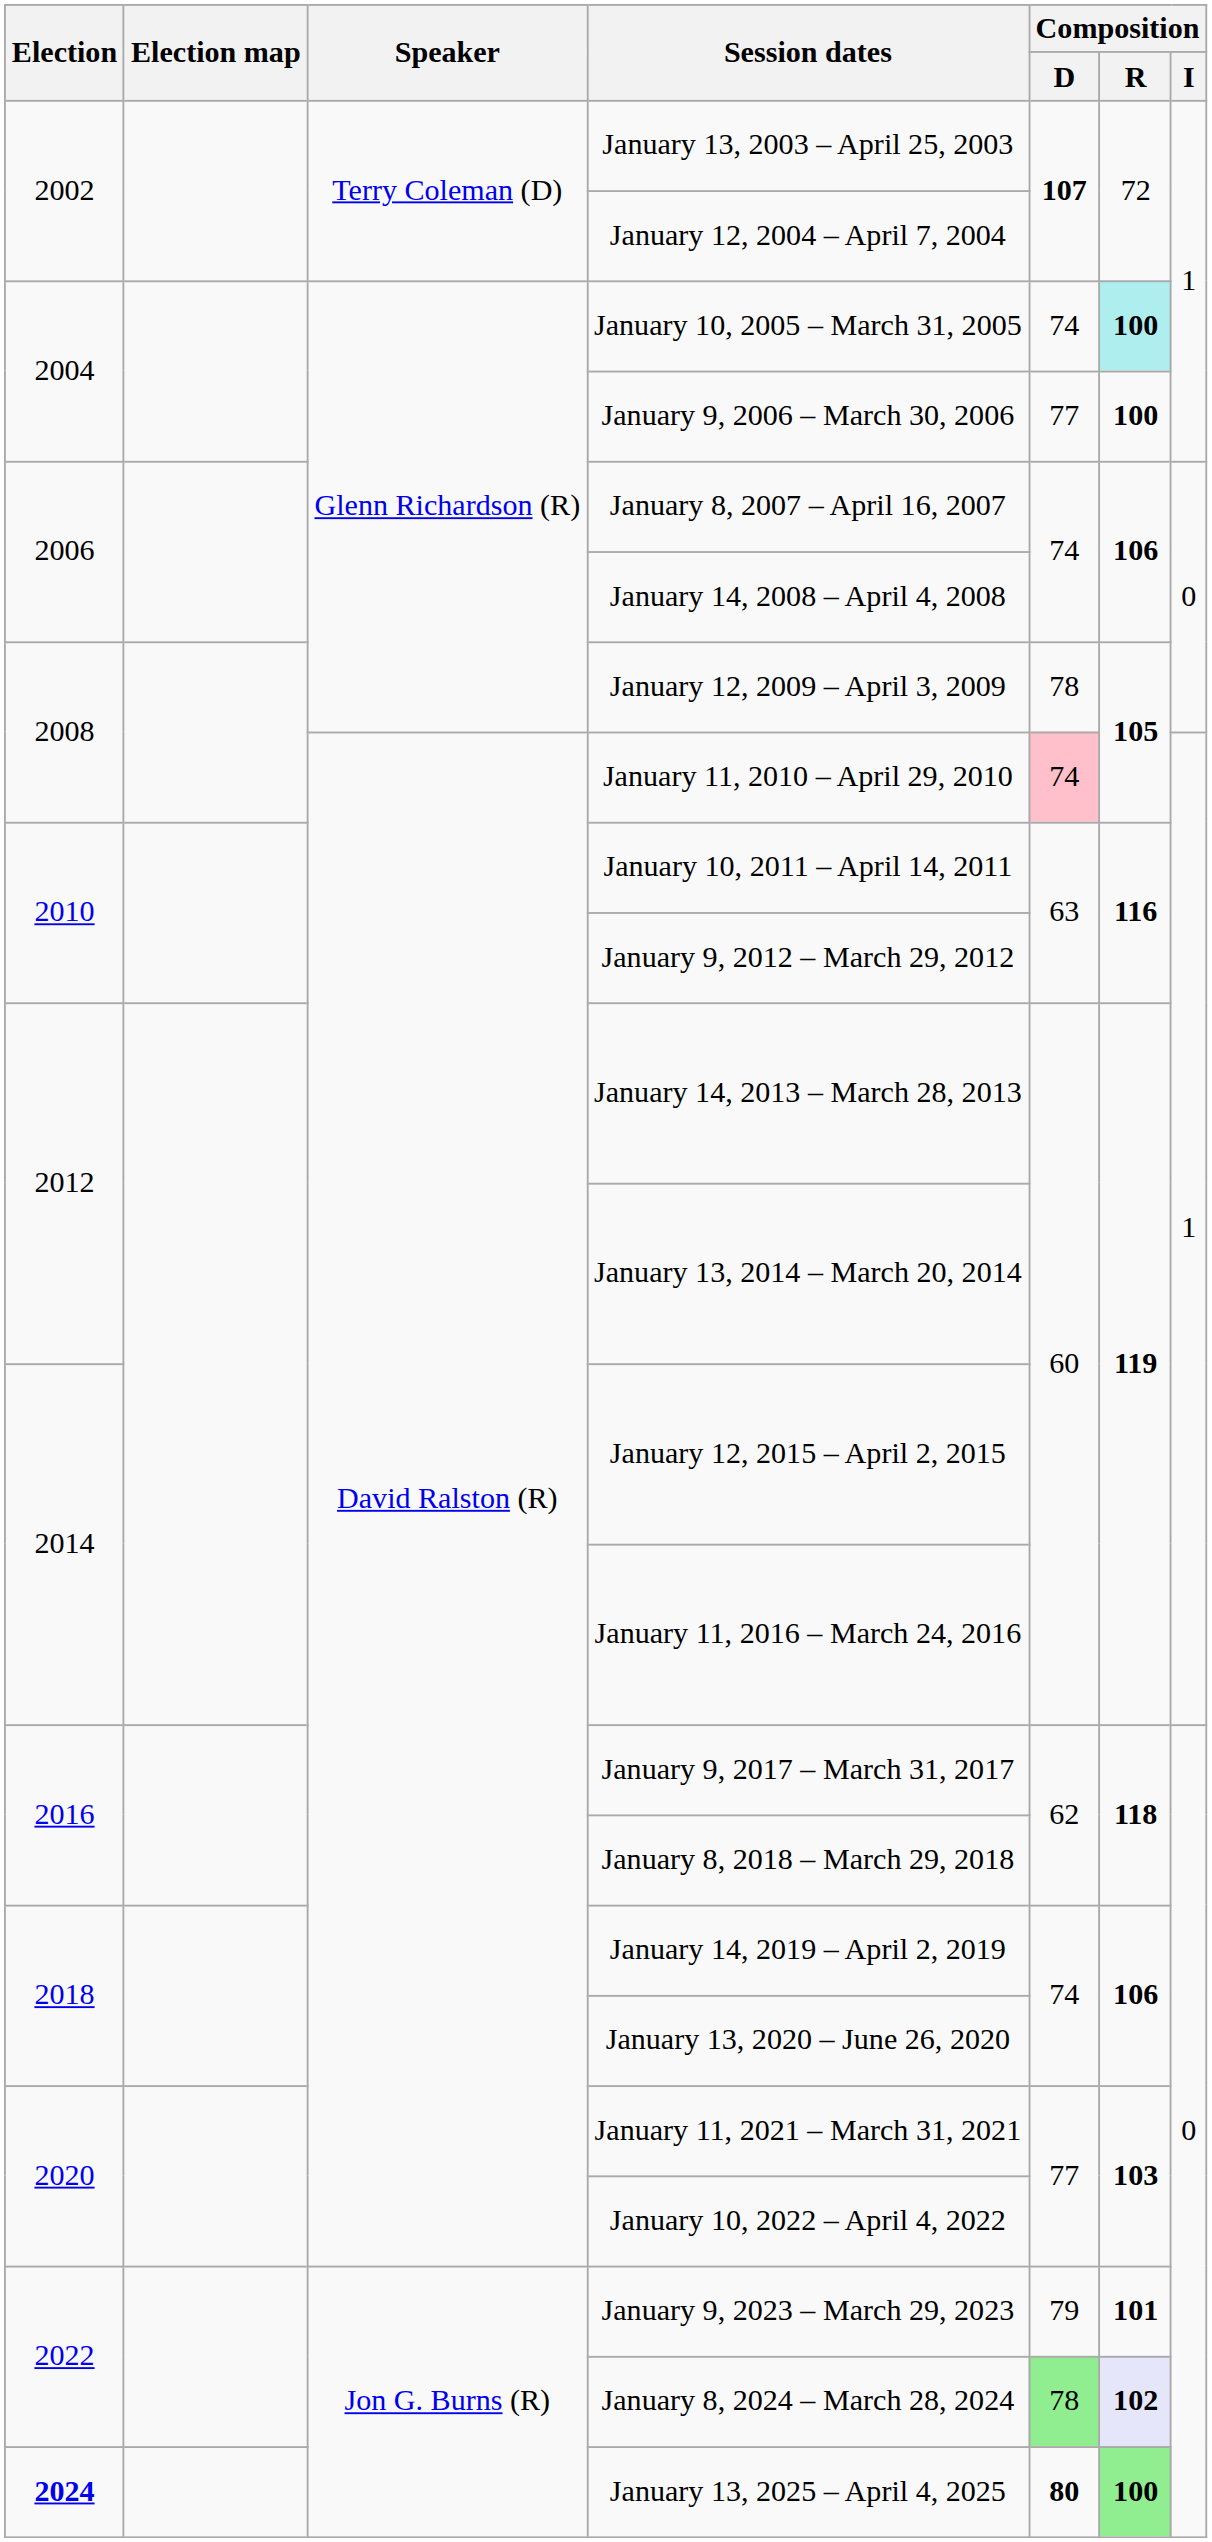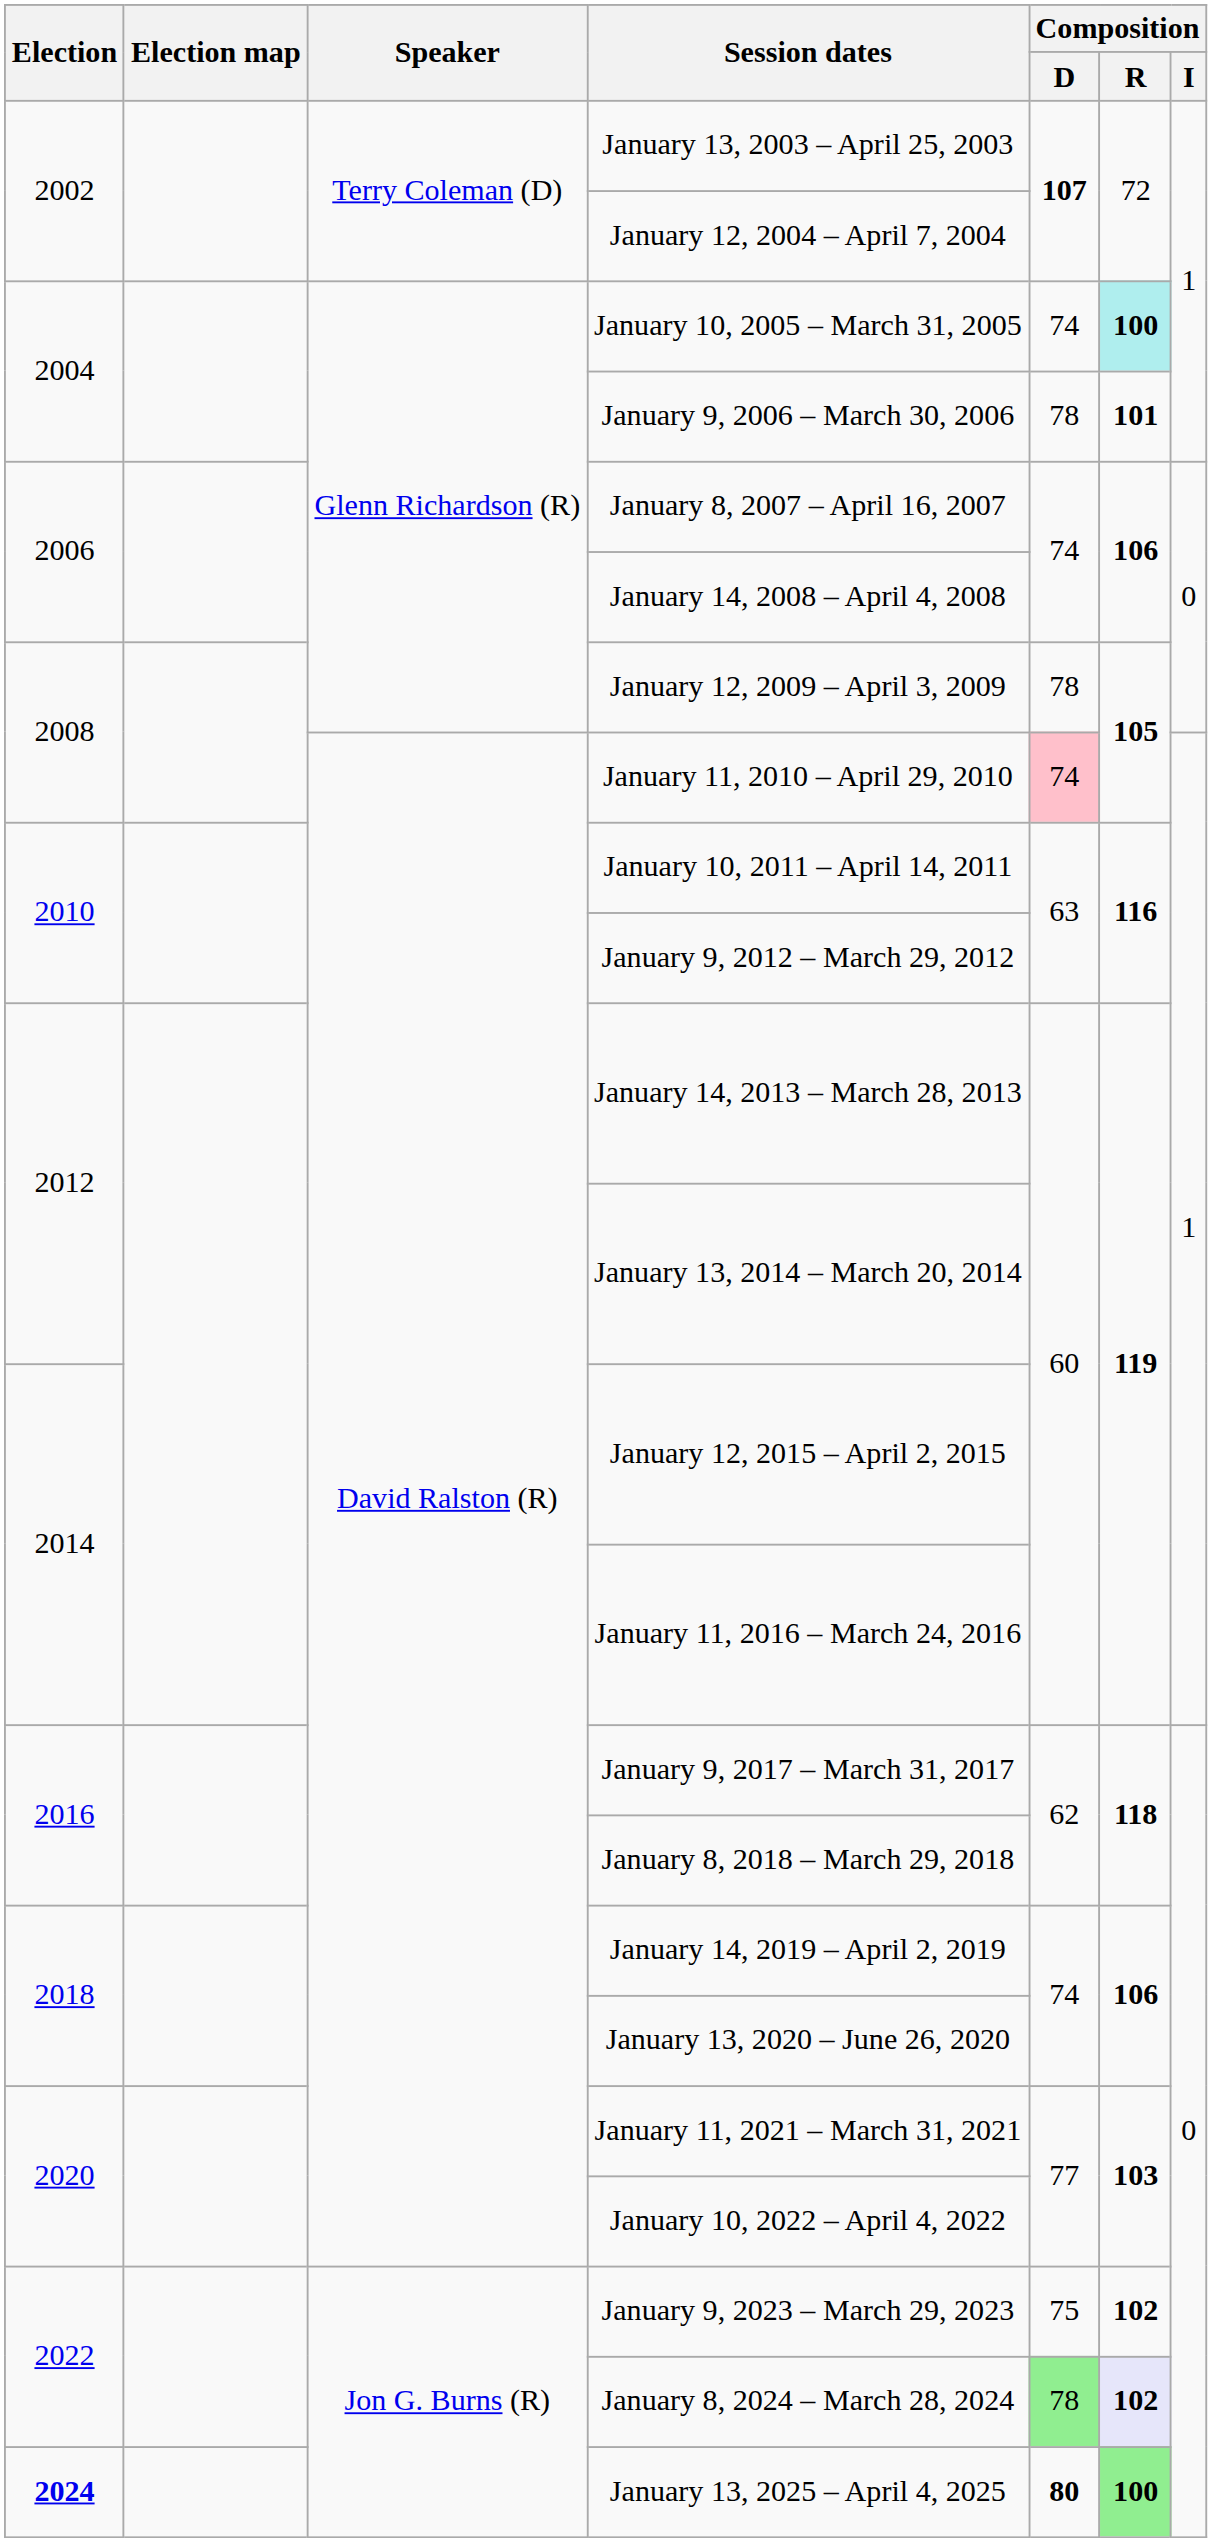(1064, 415) 77 -> (1064, 415) 78
(1136, 415) 100 -> (1136, 415) 101
(1064, 2310) 79 -> (1064, 2310) 75
(1136, 2310) 101 -> (1136, 2310) 102
